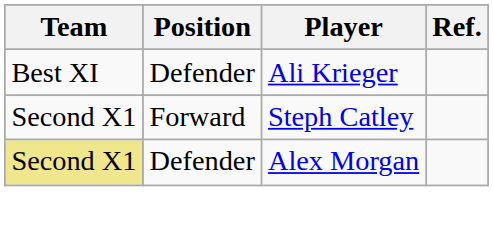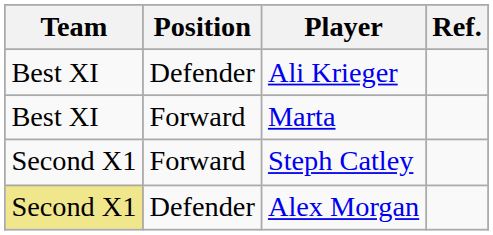+ row: (302, 116)
